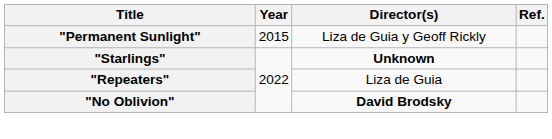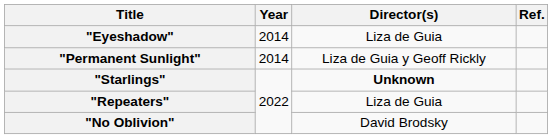+ row: (130, 36)
(274, 36) 2015 -> (274, 58) 2014
(404, 101) bold -> (404, 123) normal
